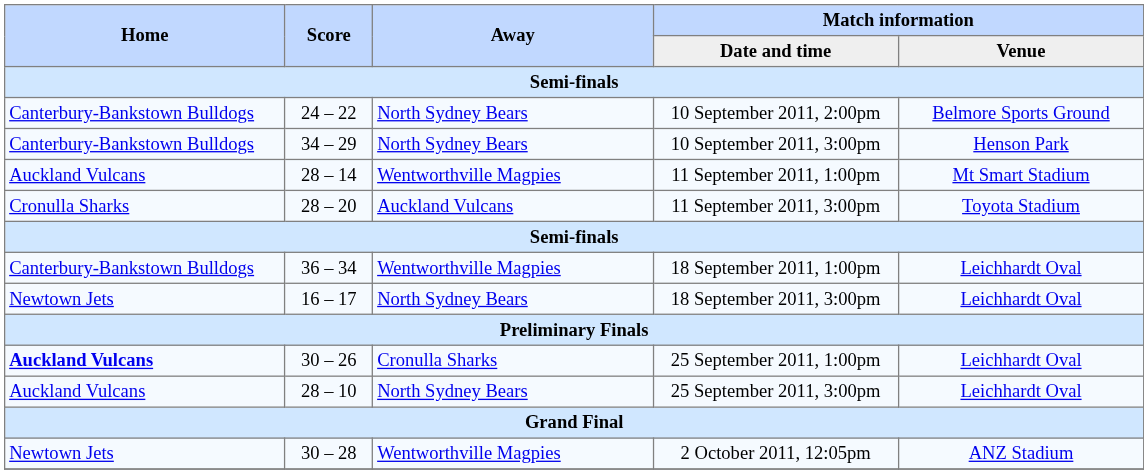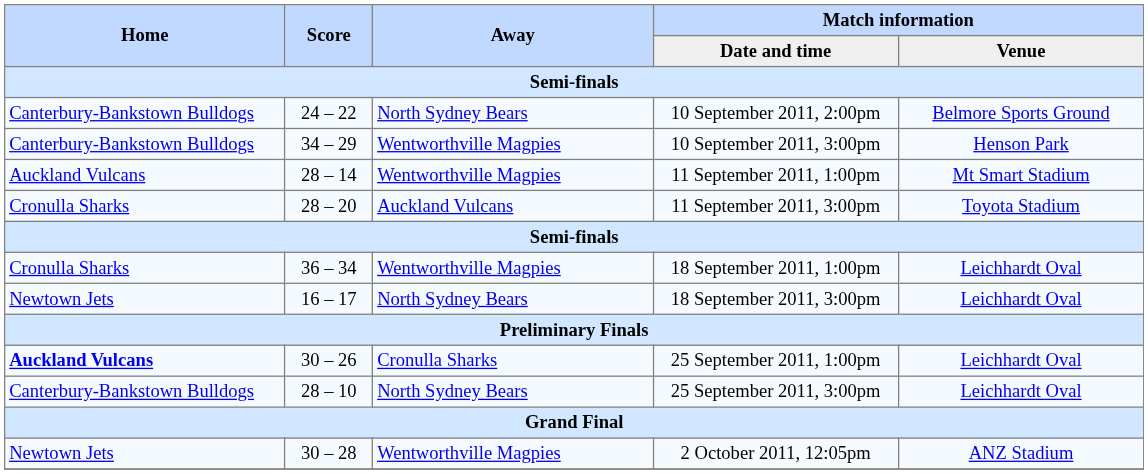(452, 143) North Sydney Bears -> (469, 143) Wentworthville Magpies
(132, 267) Canterbury-Bankstown Bulldogs -> (69, 267) Cronulla Sharks
(77, 391) Auckland Vulcans -> (132, 391) Canterbury-Bankstown Bulldogs
